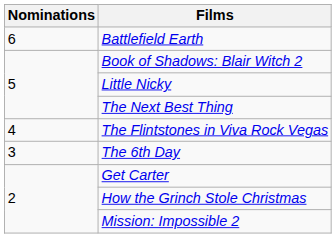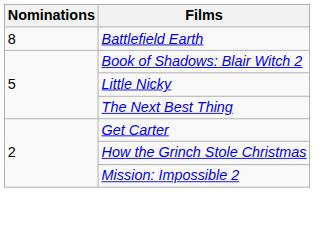(12, 38) 6 -> (12, 38) 8
- row: (215, 130)
- row: (141, 152)
